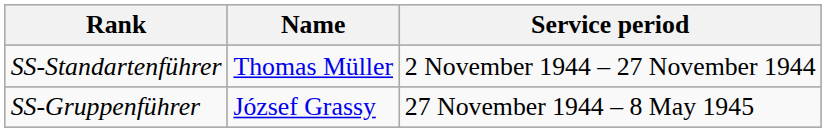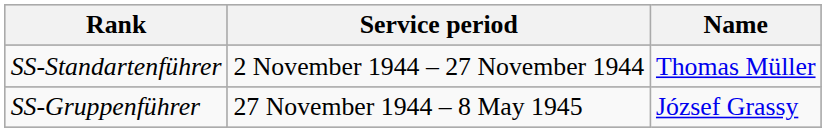columns swapped: (313, 24) <-> (610, 24)
